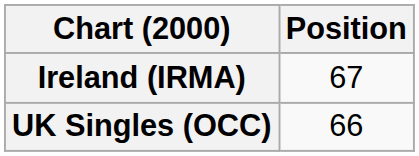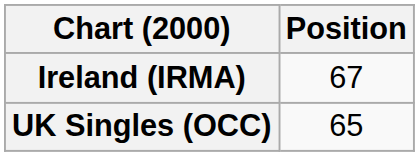(346, 126) 66 -> (346, 126) 65
